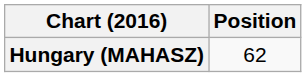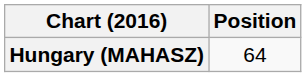(255, 54) 62 -> (255, 54) 64
